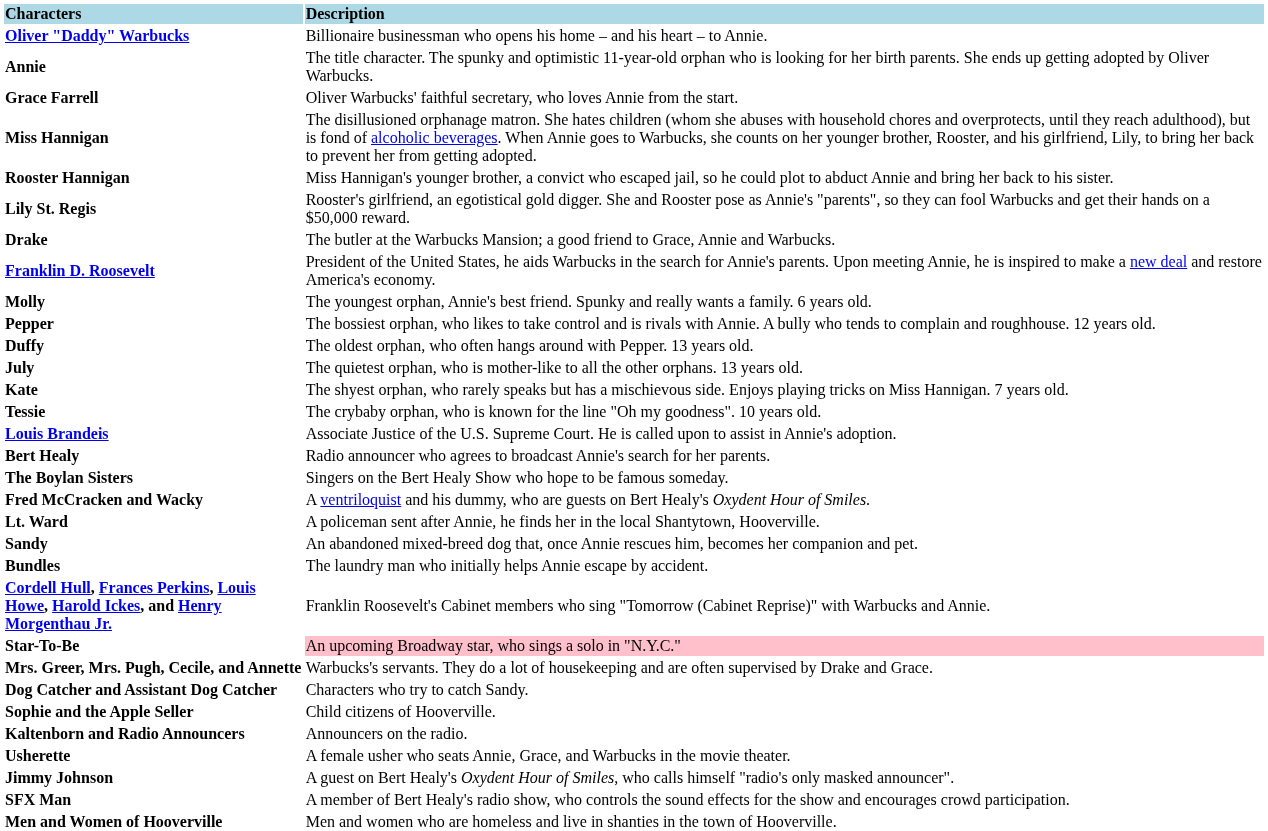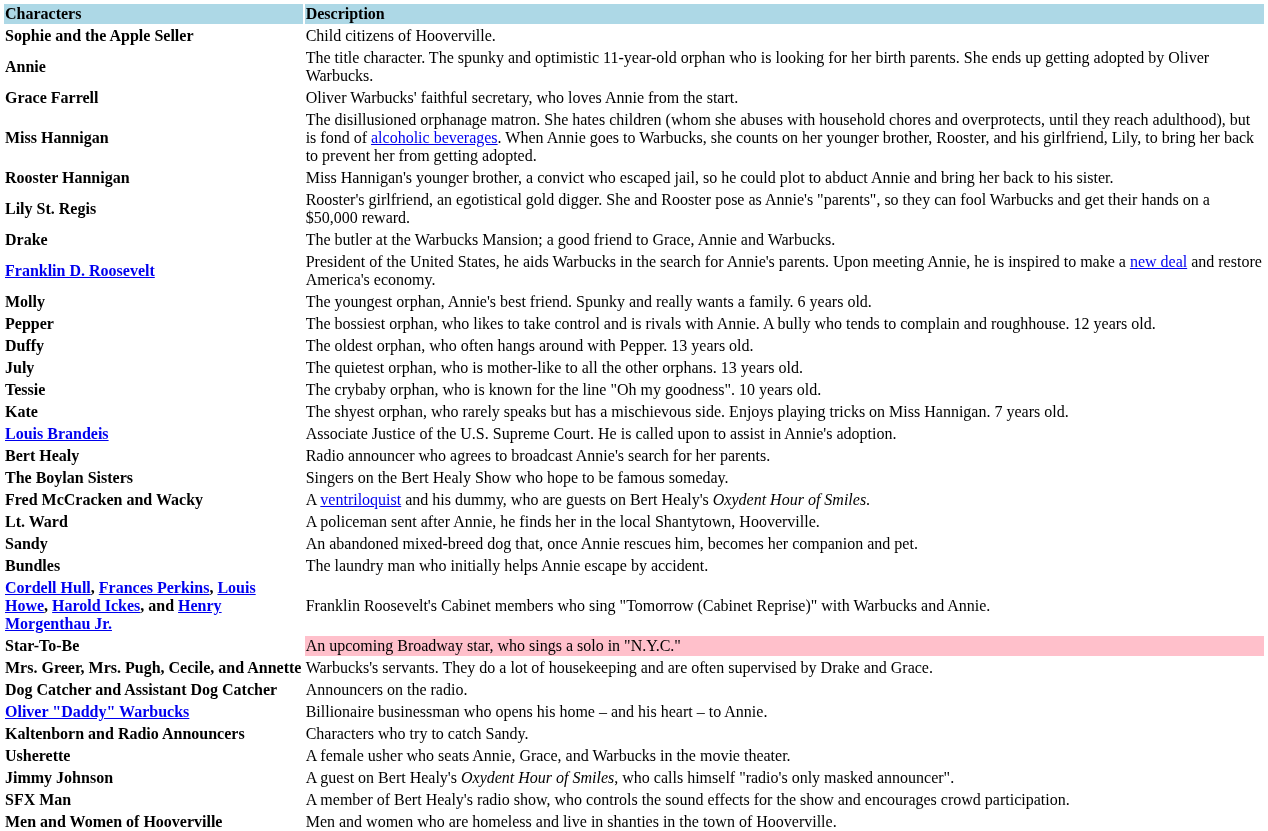rows swapped: (97, 36) <-> (99, 712)
rows swapped: (25, 412) <-> (21, 390)
(417, 690) Characters who try to catch Sandy. -> (387, 690) Announcers on the radio.
(387, 734) Announcers on the radio. -> (417, 734) Characters who try to catch Sandy.
